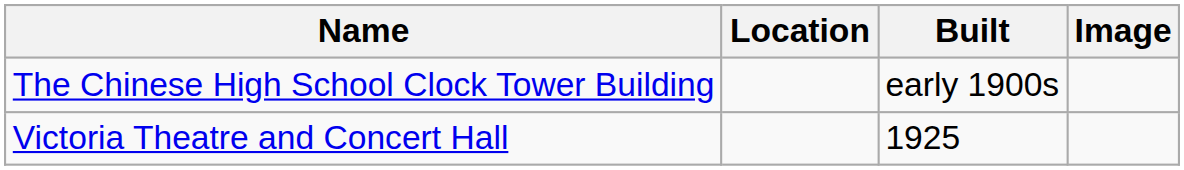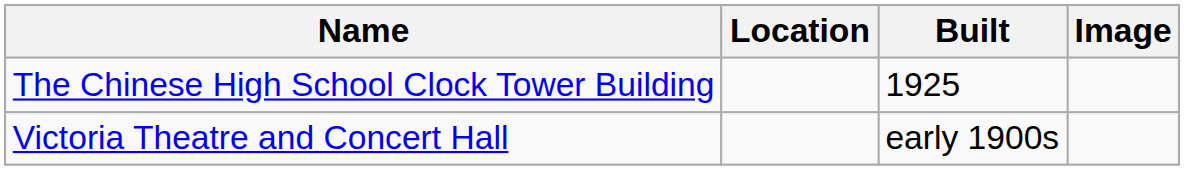(972, 84) early 1900s -> (923, 84) 1925
(923, 137) 1925 -> (972, 137) early 1900s
